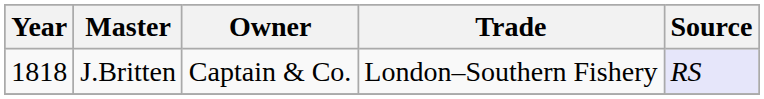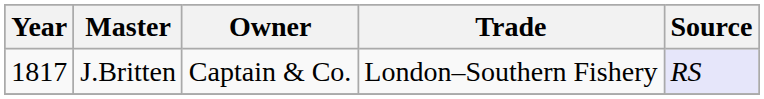(39, 71) 1818 -> (39, 71) 1817
